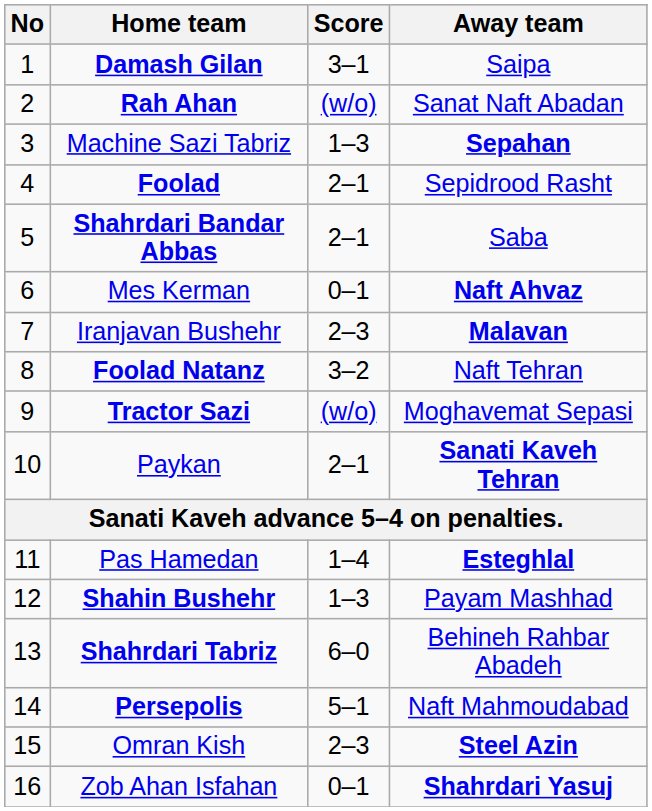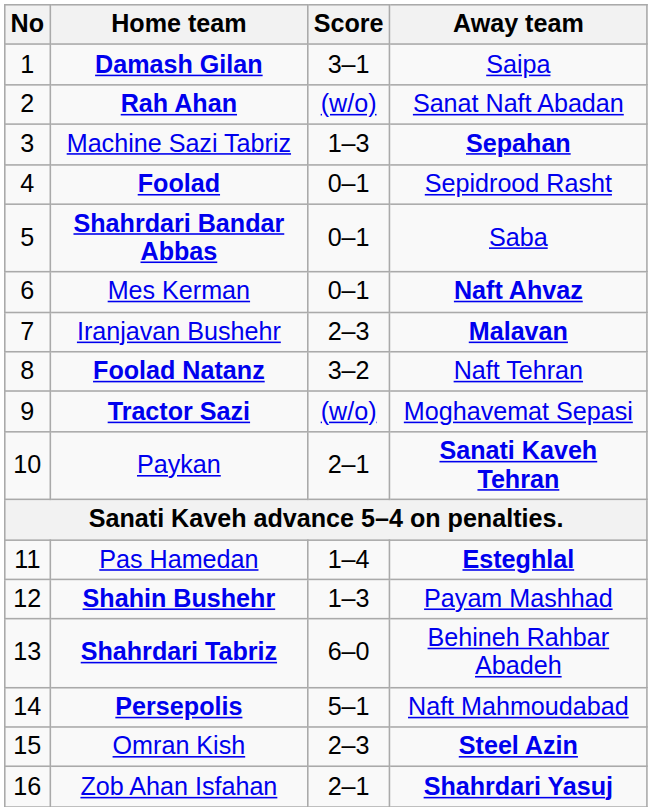(349, 183) 2–1 -> (349, 183) 0–1
(349, 237) 2–1 -> (349, 237) 0–1
(349, 786) 0–1 -> (349, 786) 2–1
